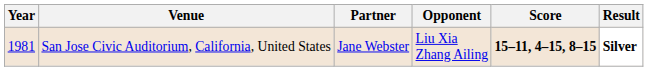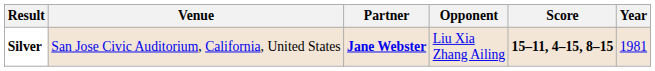columns swapped: (21, 16) <-> (621, 16)
(373, 46) normal -> (387, 46) bold
